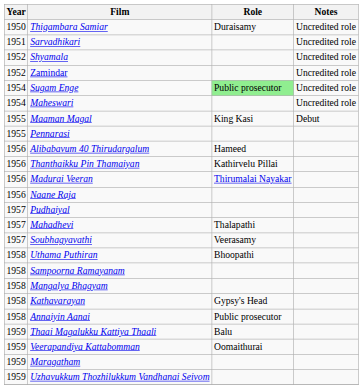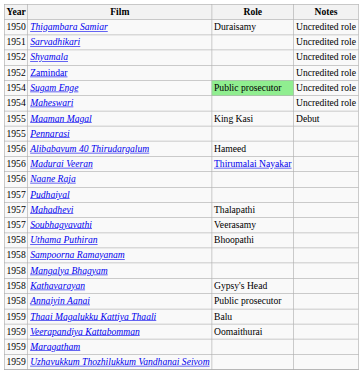- row: (85, 164)
